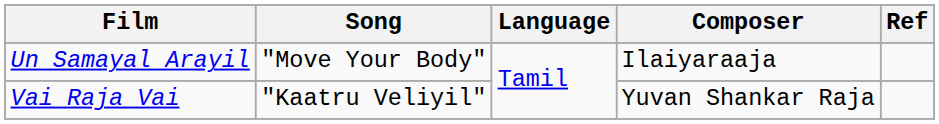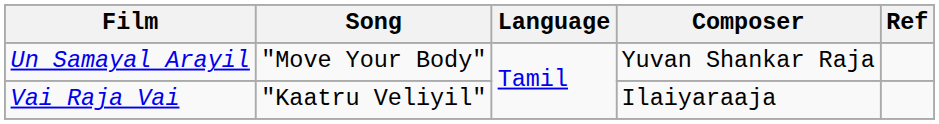(699, 62) Ilaiyaraaja -> (748, 62) Yuvan Shankar Raja
(748, 100) Yuvan Shankar Raja -> (699, 100) Ilaiyaraaja
